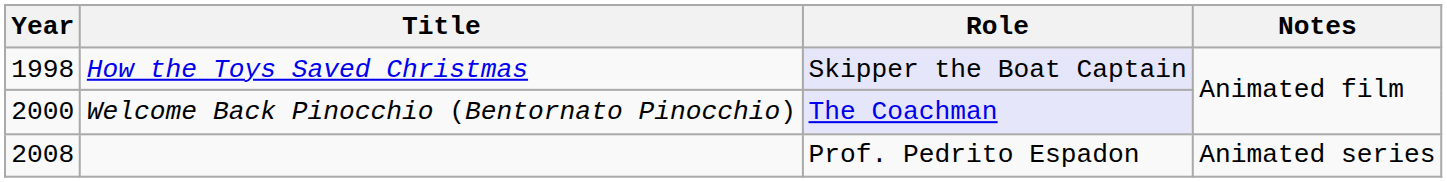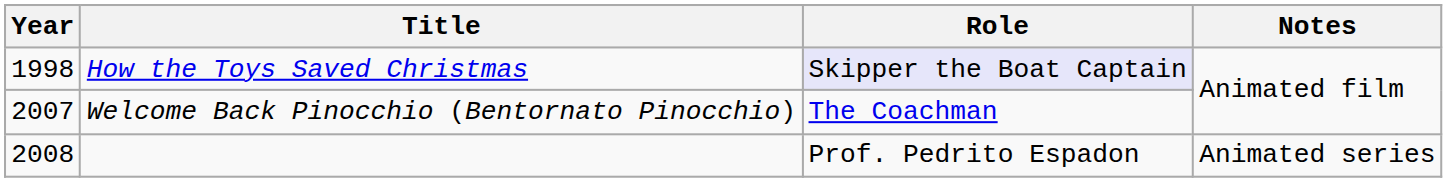(43, 112) 2000 -> (43, 112) 2007
(903, 112) lavender background -> (903, 112) no background
